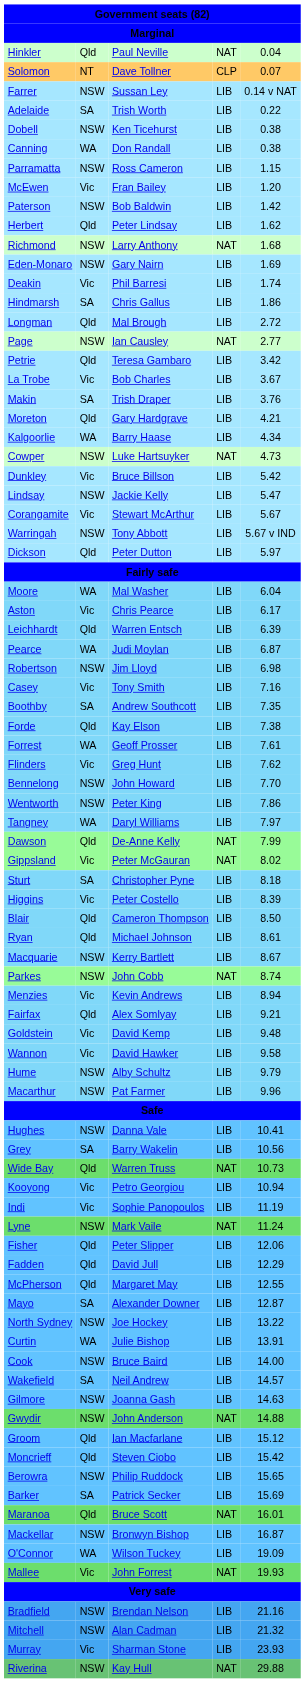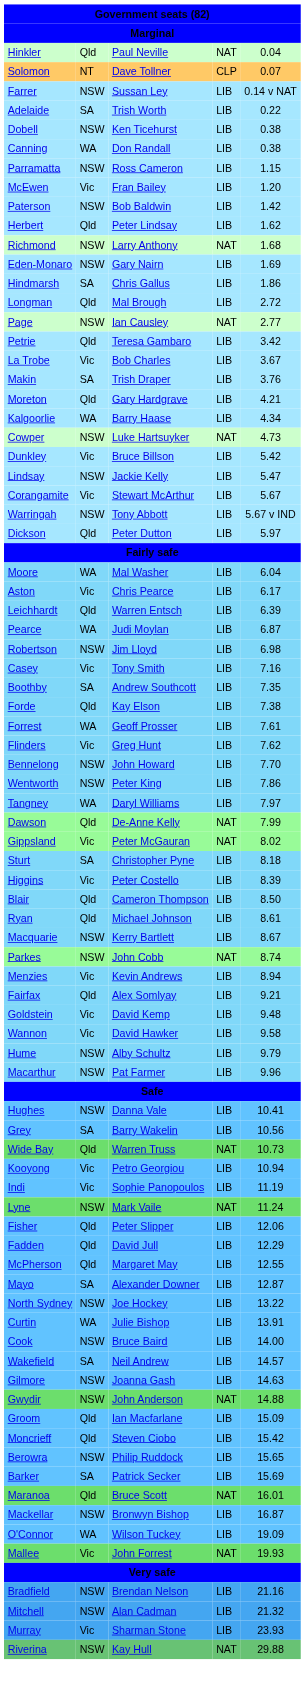- row: (24, 283)
(271, 1438) 15.12 -> (271, 1418) 15.09
